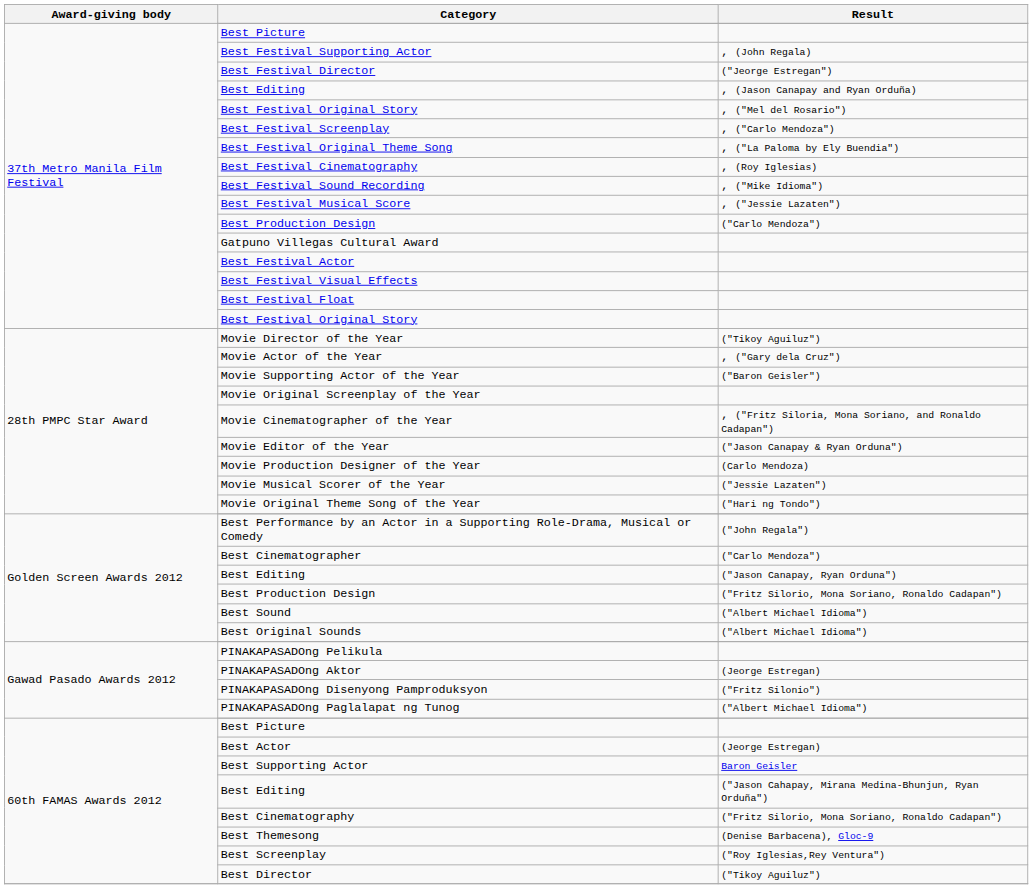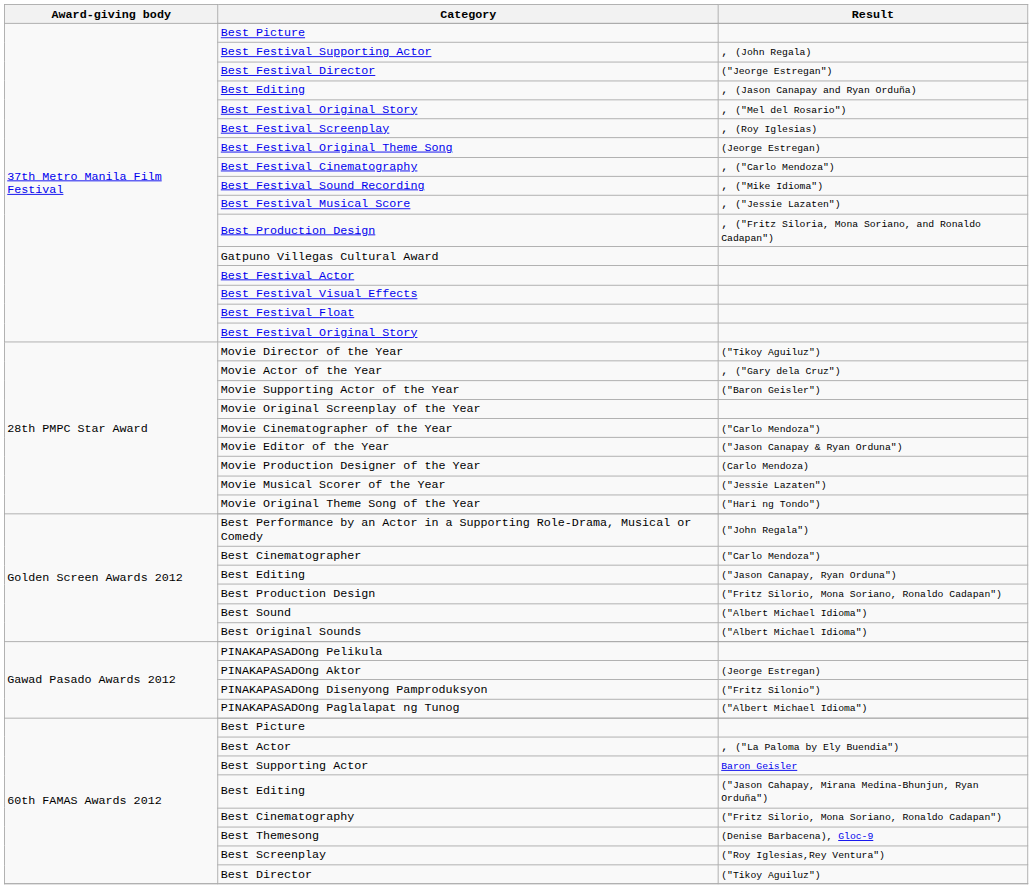(778, 128) , ("Carlo Mendoza") -> (769, 128) , (Roy Iglesias)
(810, 147) , ("La Paloma by Ely Buendia") -> (771, 148) (Jeorge Estregan)
(769, 167) , (Roy Iglesias) -> (778, 167) , ("Carlo Mendoza")
(771, 224) ("Carlo Mendoza") -> (851, 230) , ("Fritz Siloria, Mona Soriano, and Ronaldo Cadapan")
(851, 421) , ("Fritz Siloria, Mona Soriano, and Ronaldo Cadapan") -> (771, 428) ("Carlo Mendoza")
(771, 747) (Jeorge Estregan) -> (810, 747) , ("La Paloma by Ely Buendia")
